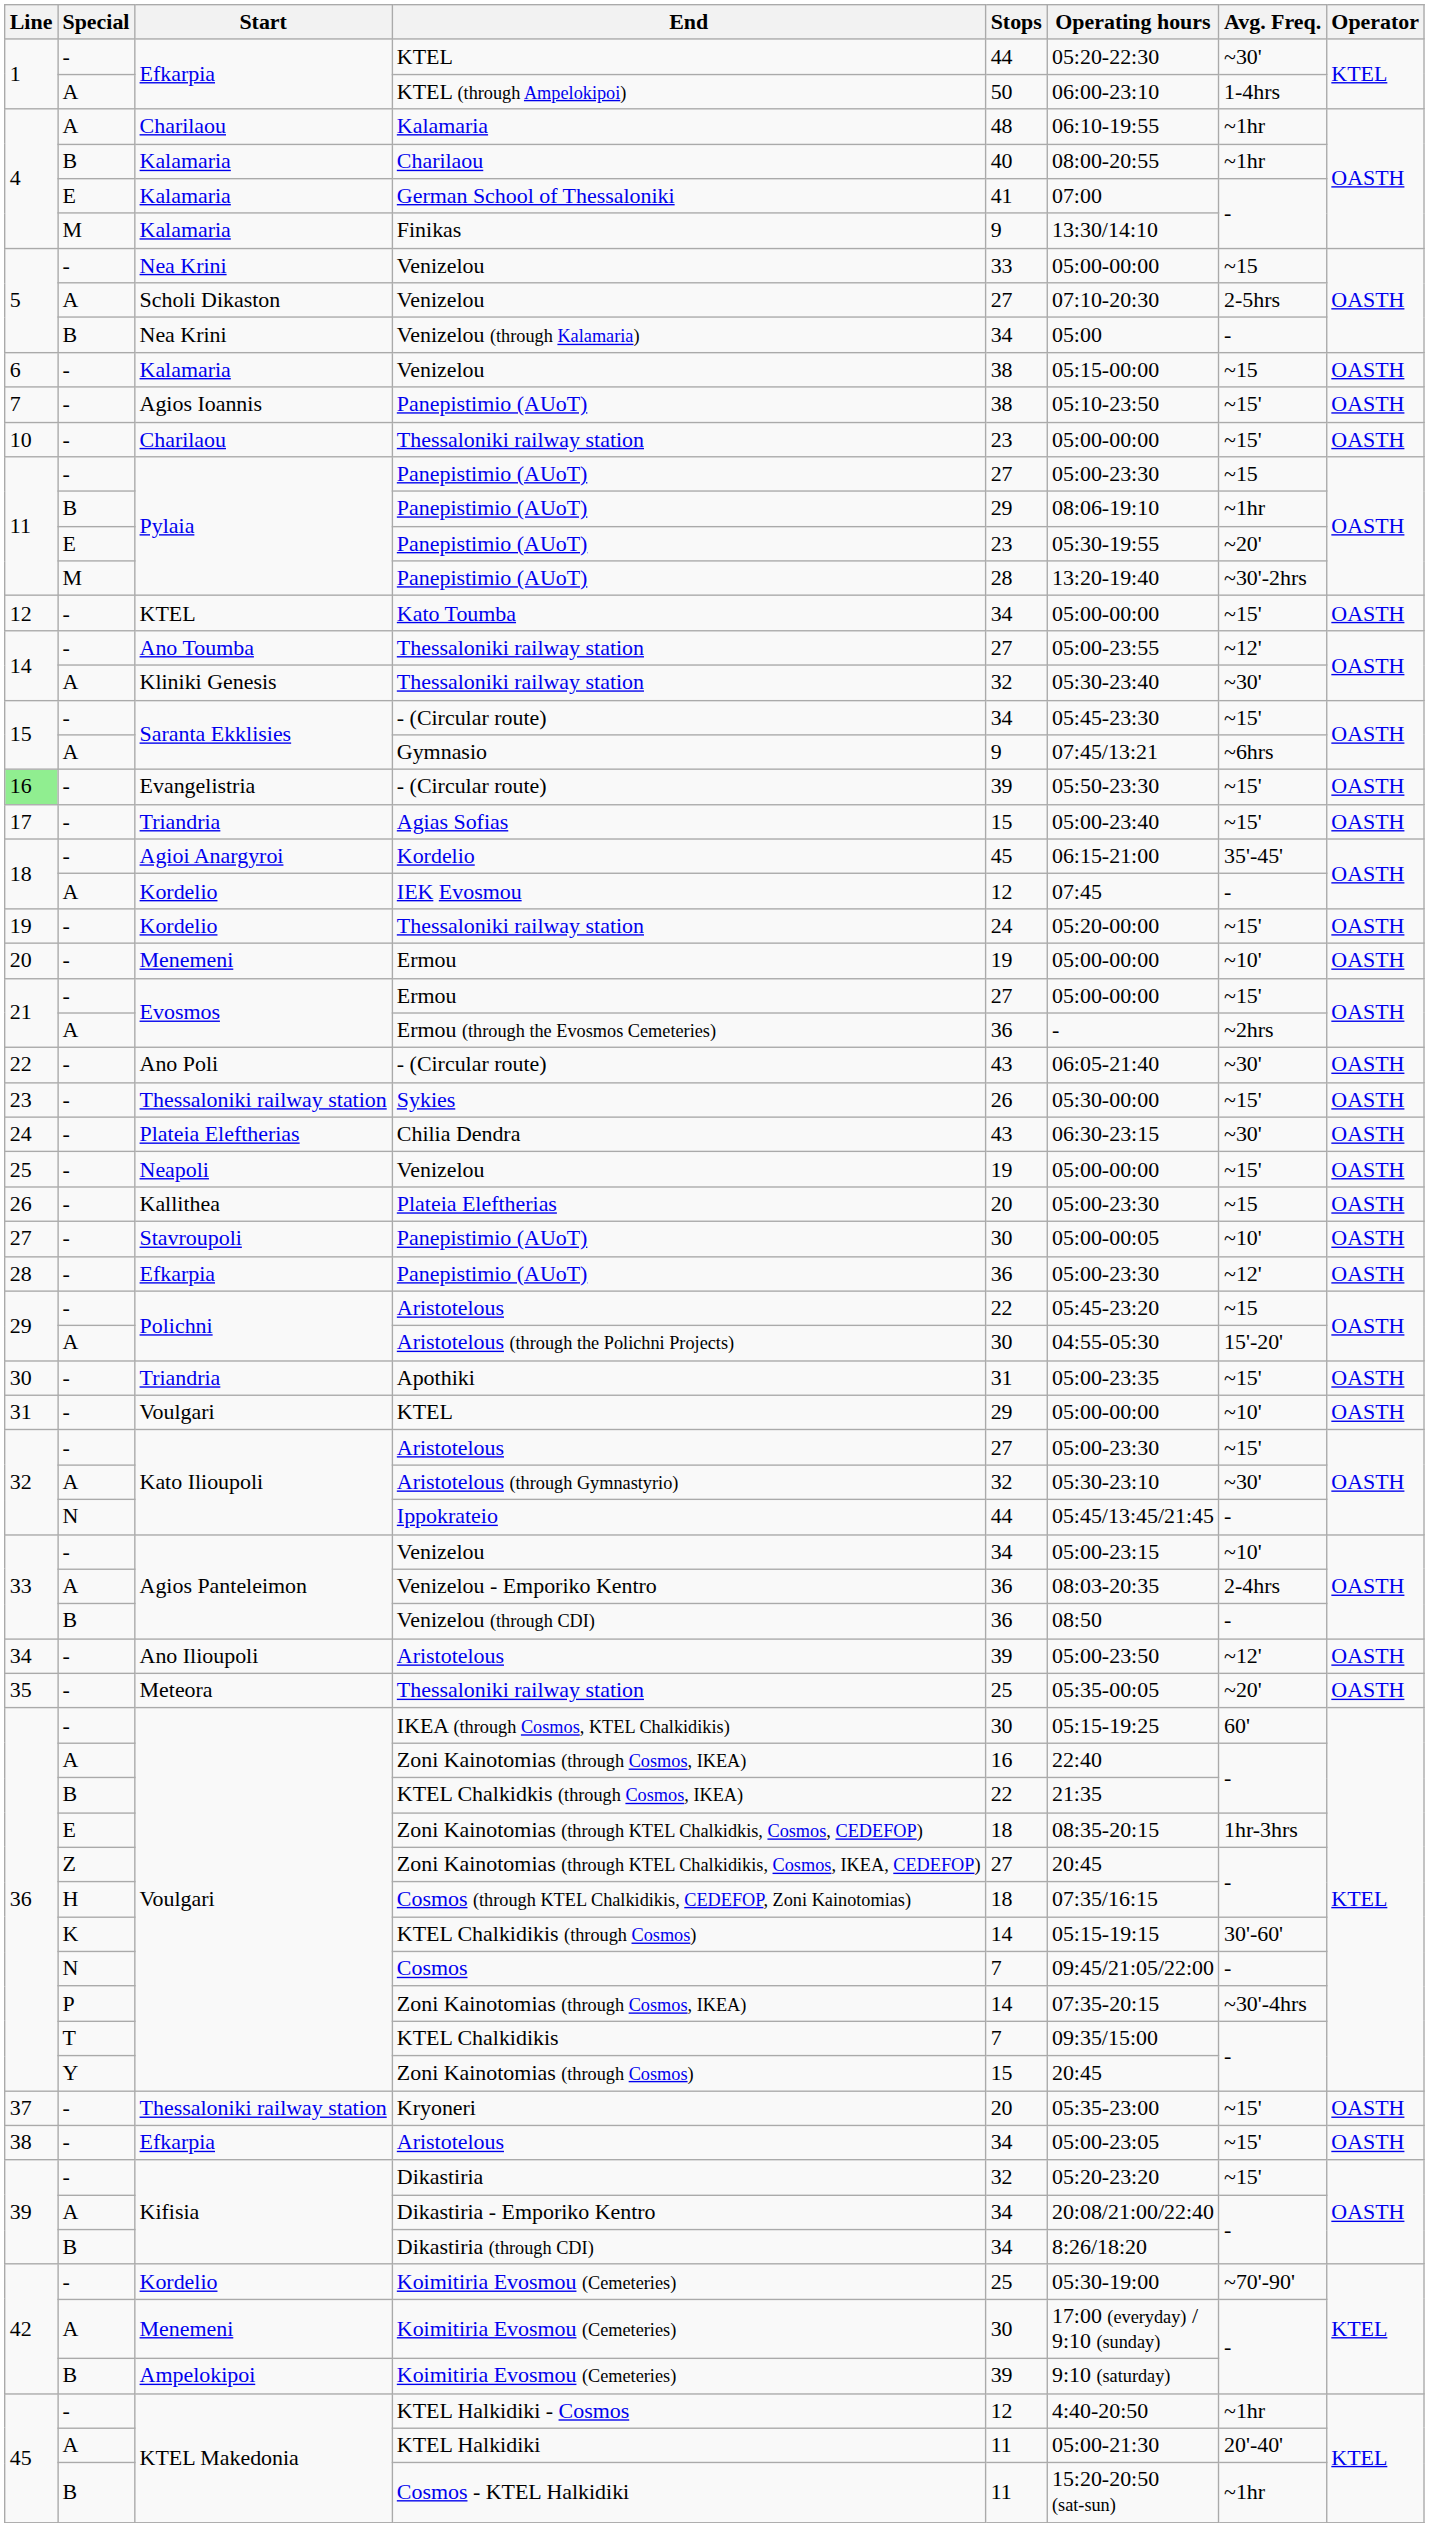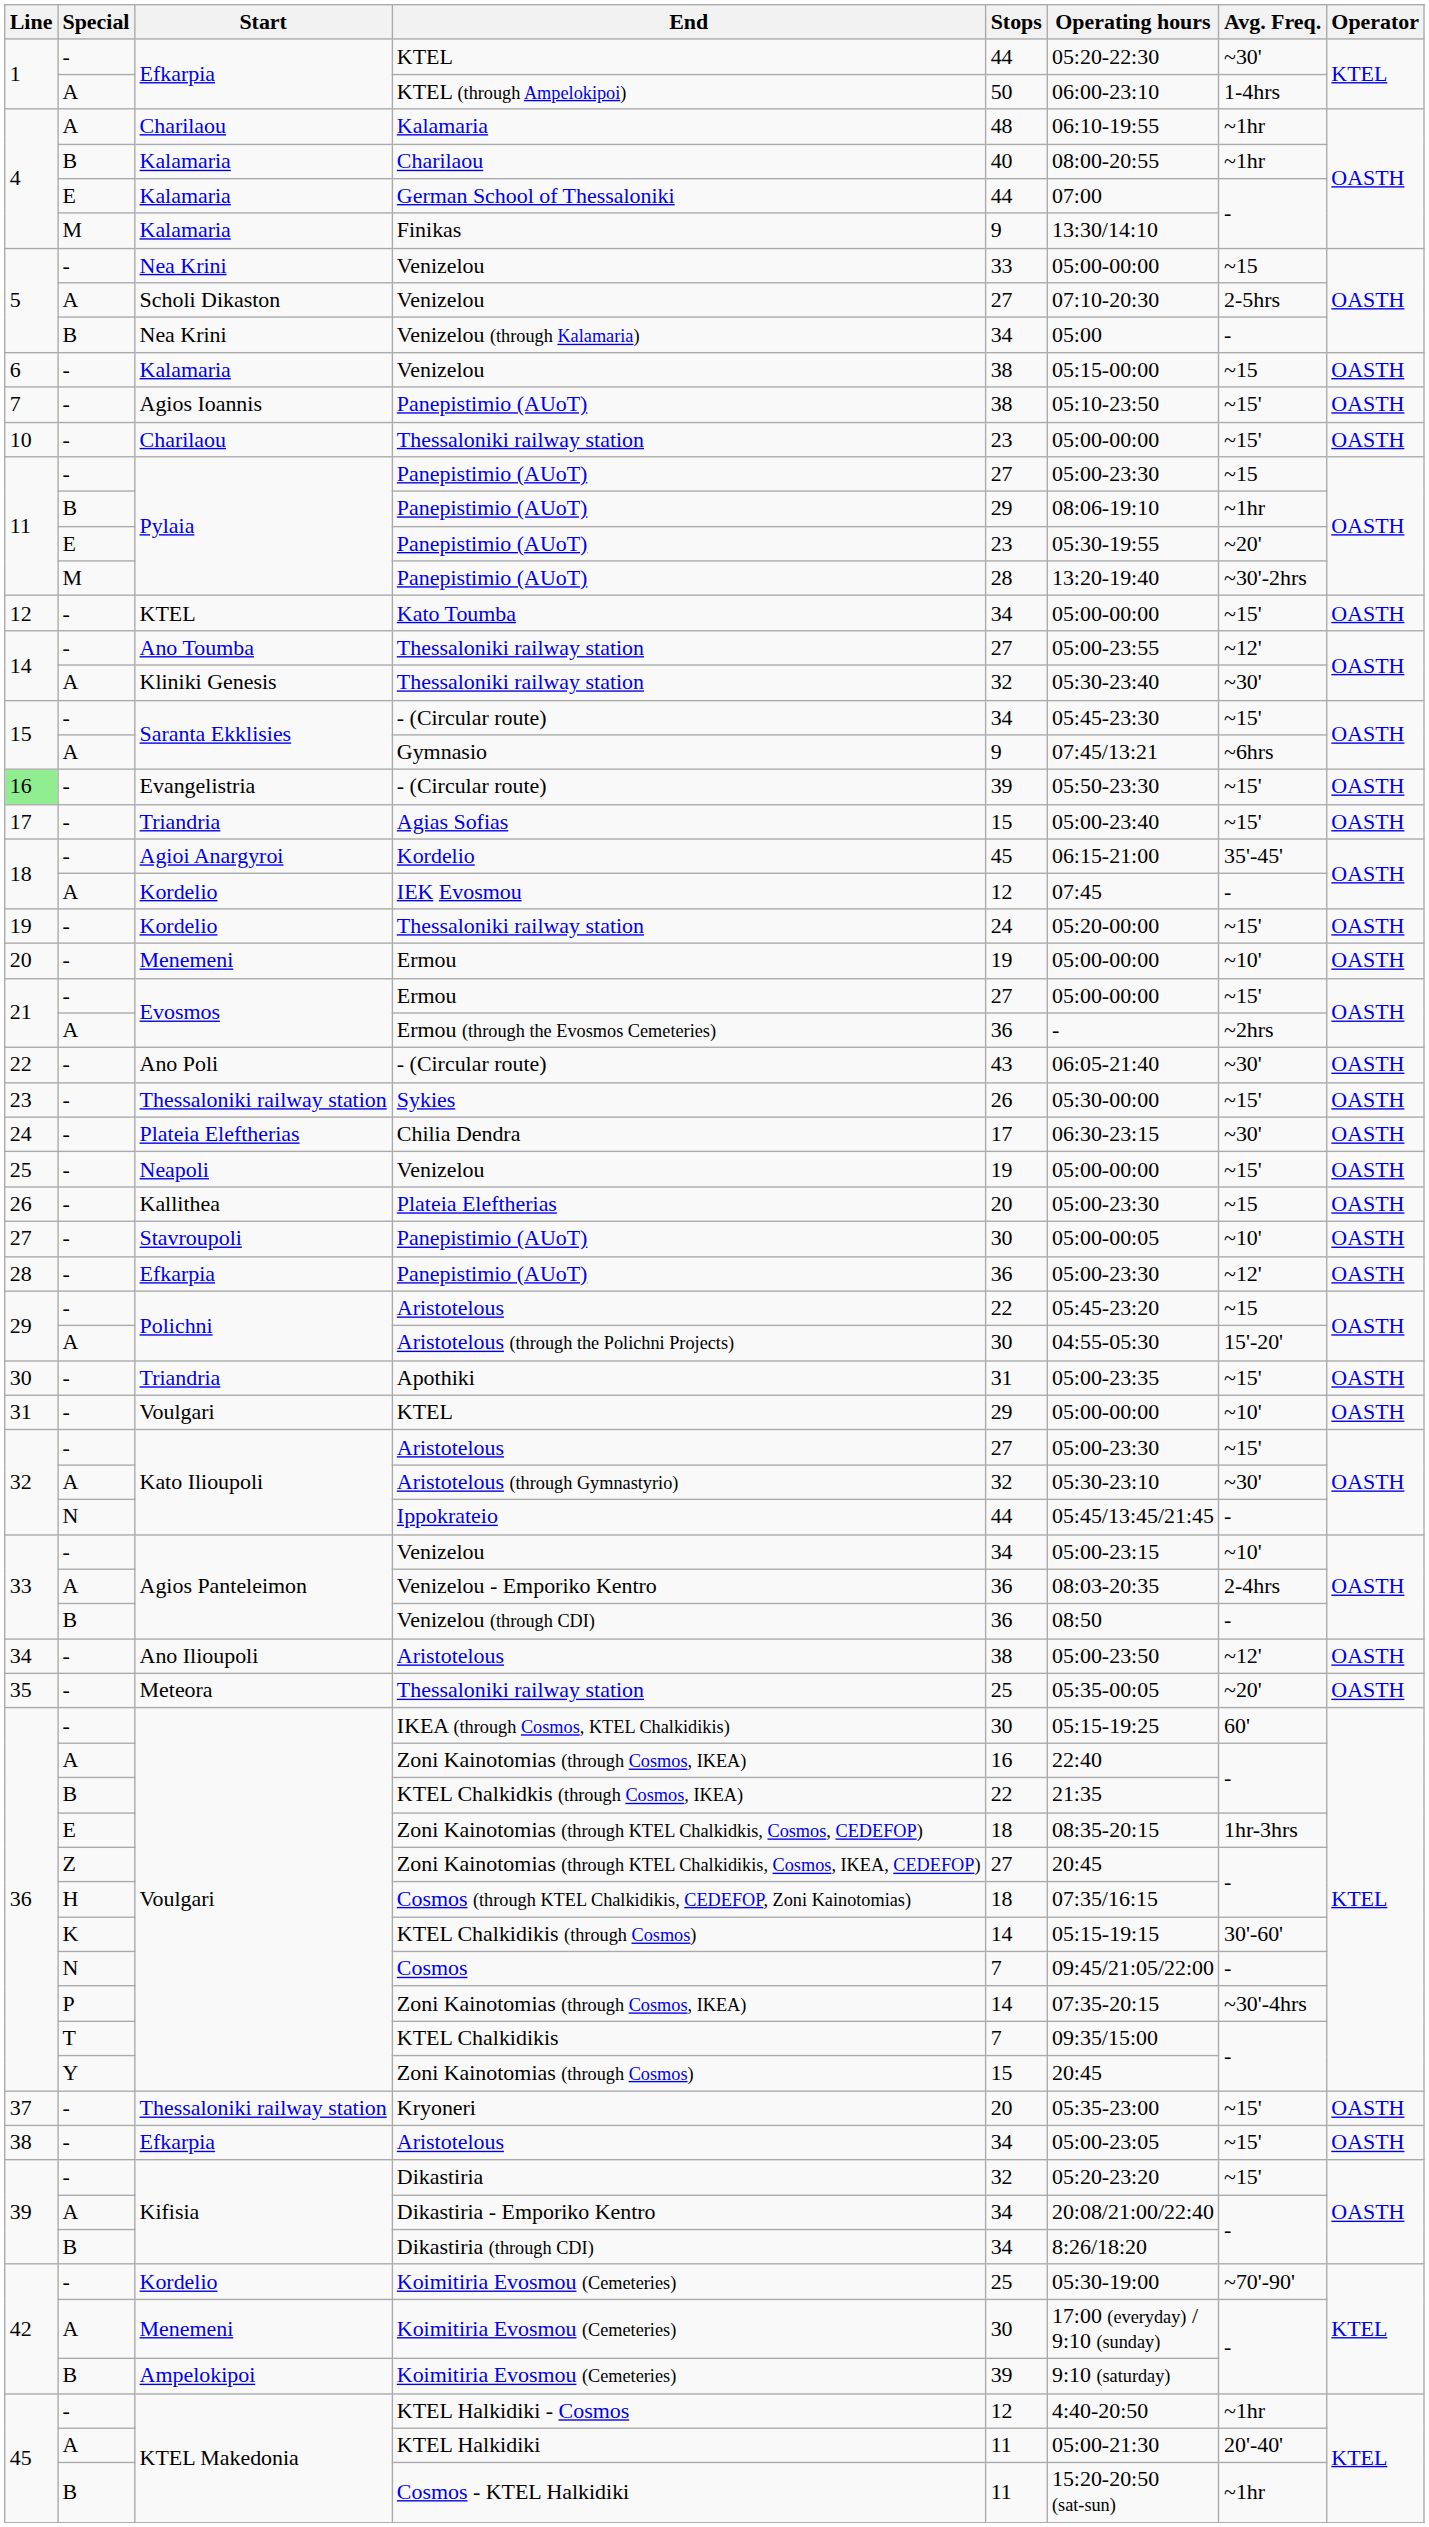(1002, 195) 41 -> (1002, 195) 44
(1002, 1134) 43 -> (1002, 1134) 17
(1002, 1655) 39 -> (1002, 1655) 38
